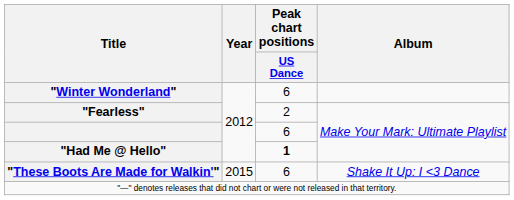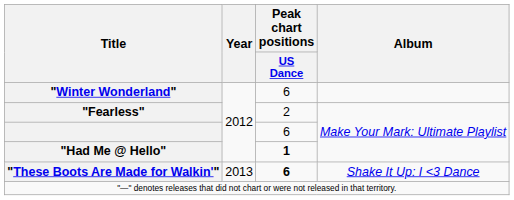(239, 171) 2015 -> (239, 171) 2013
(286, 171) normal -> (286, 171) bold
